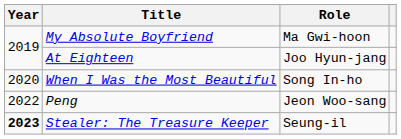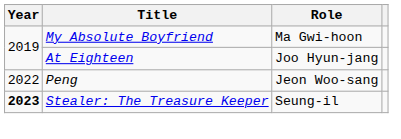- row: (161, 80)
